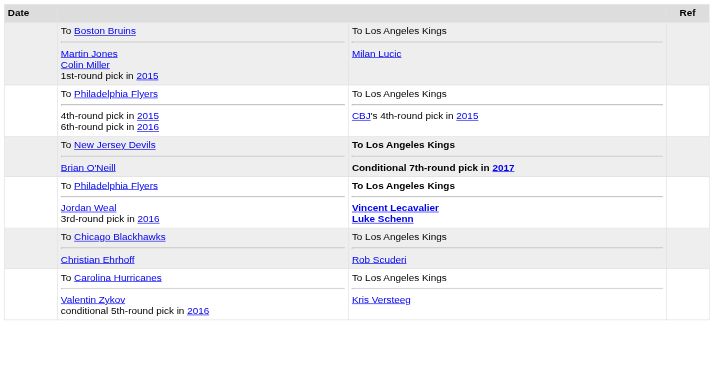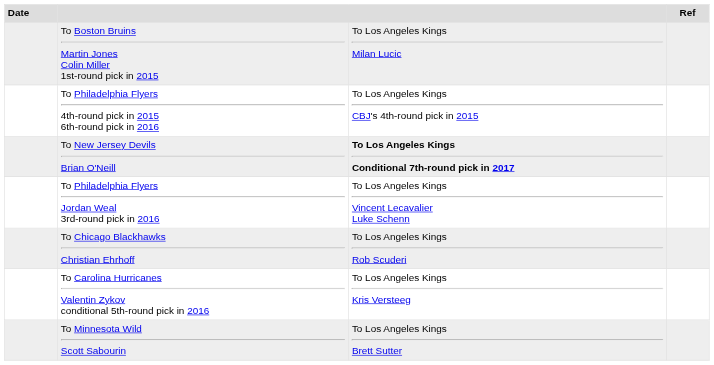(507, 202) bold -> (507, 202) normal
+ row: (203, 340)
